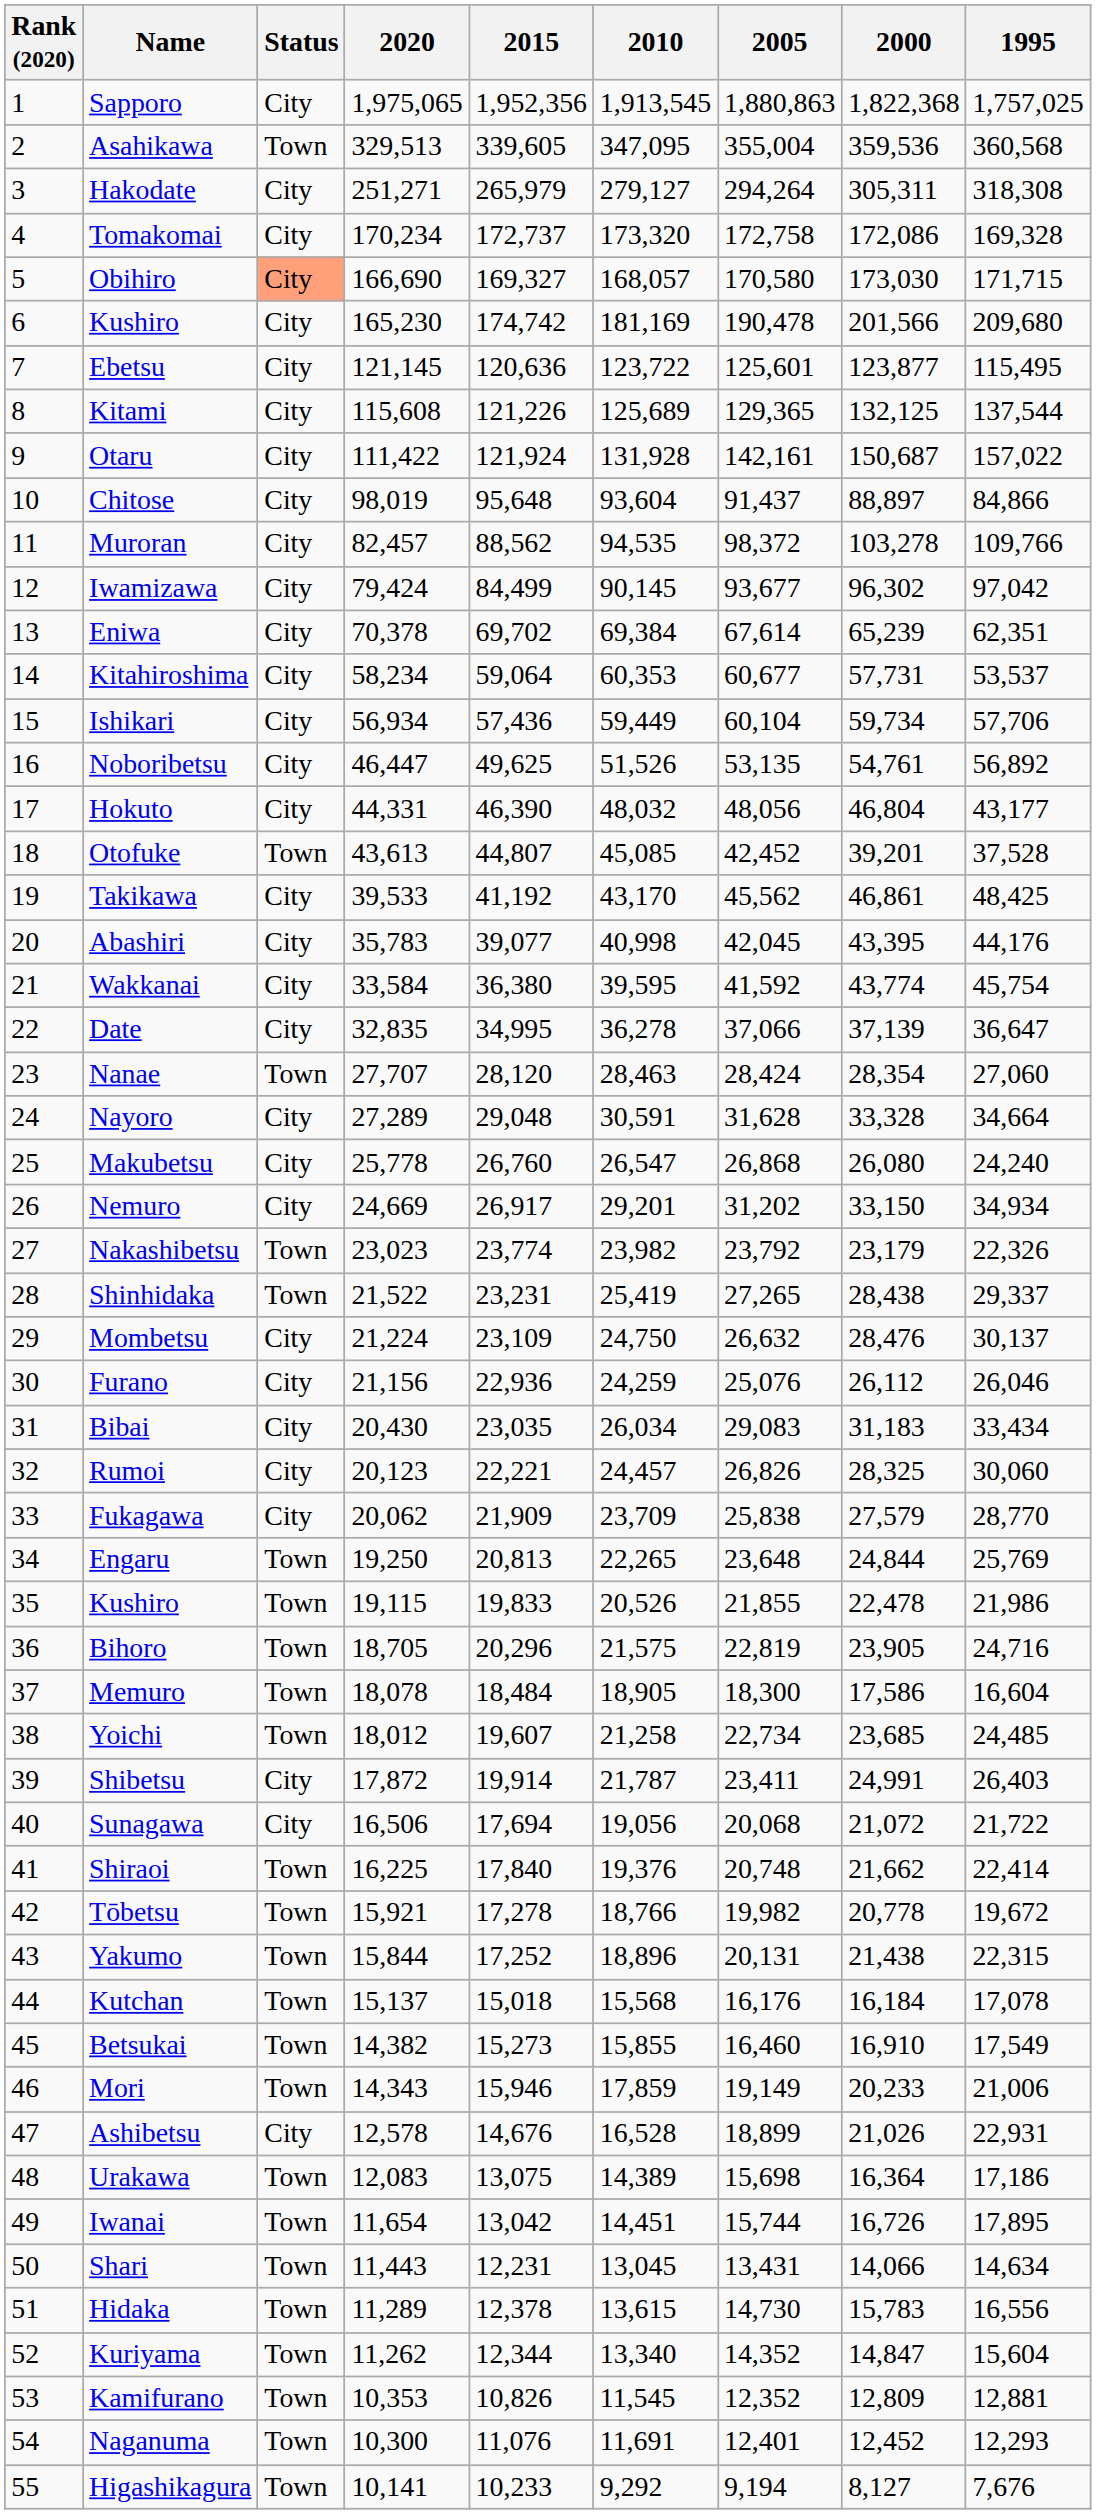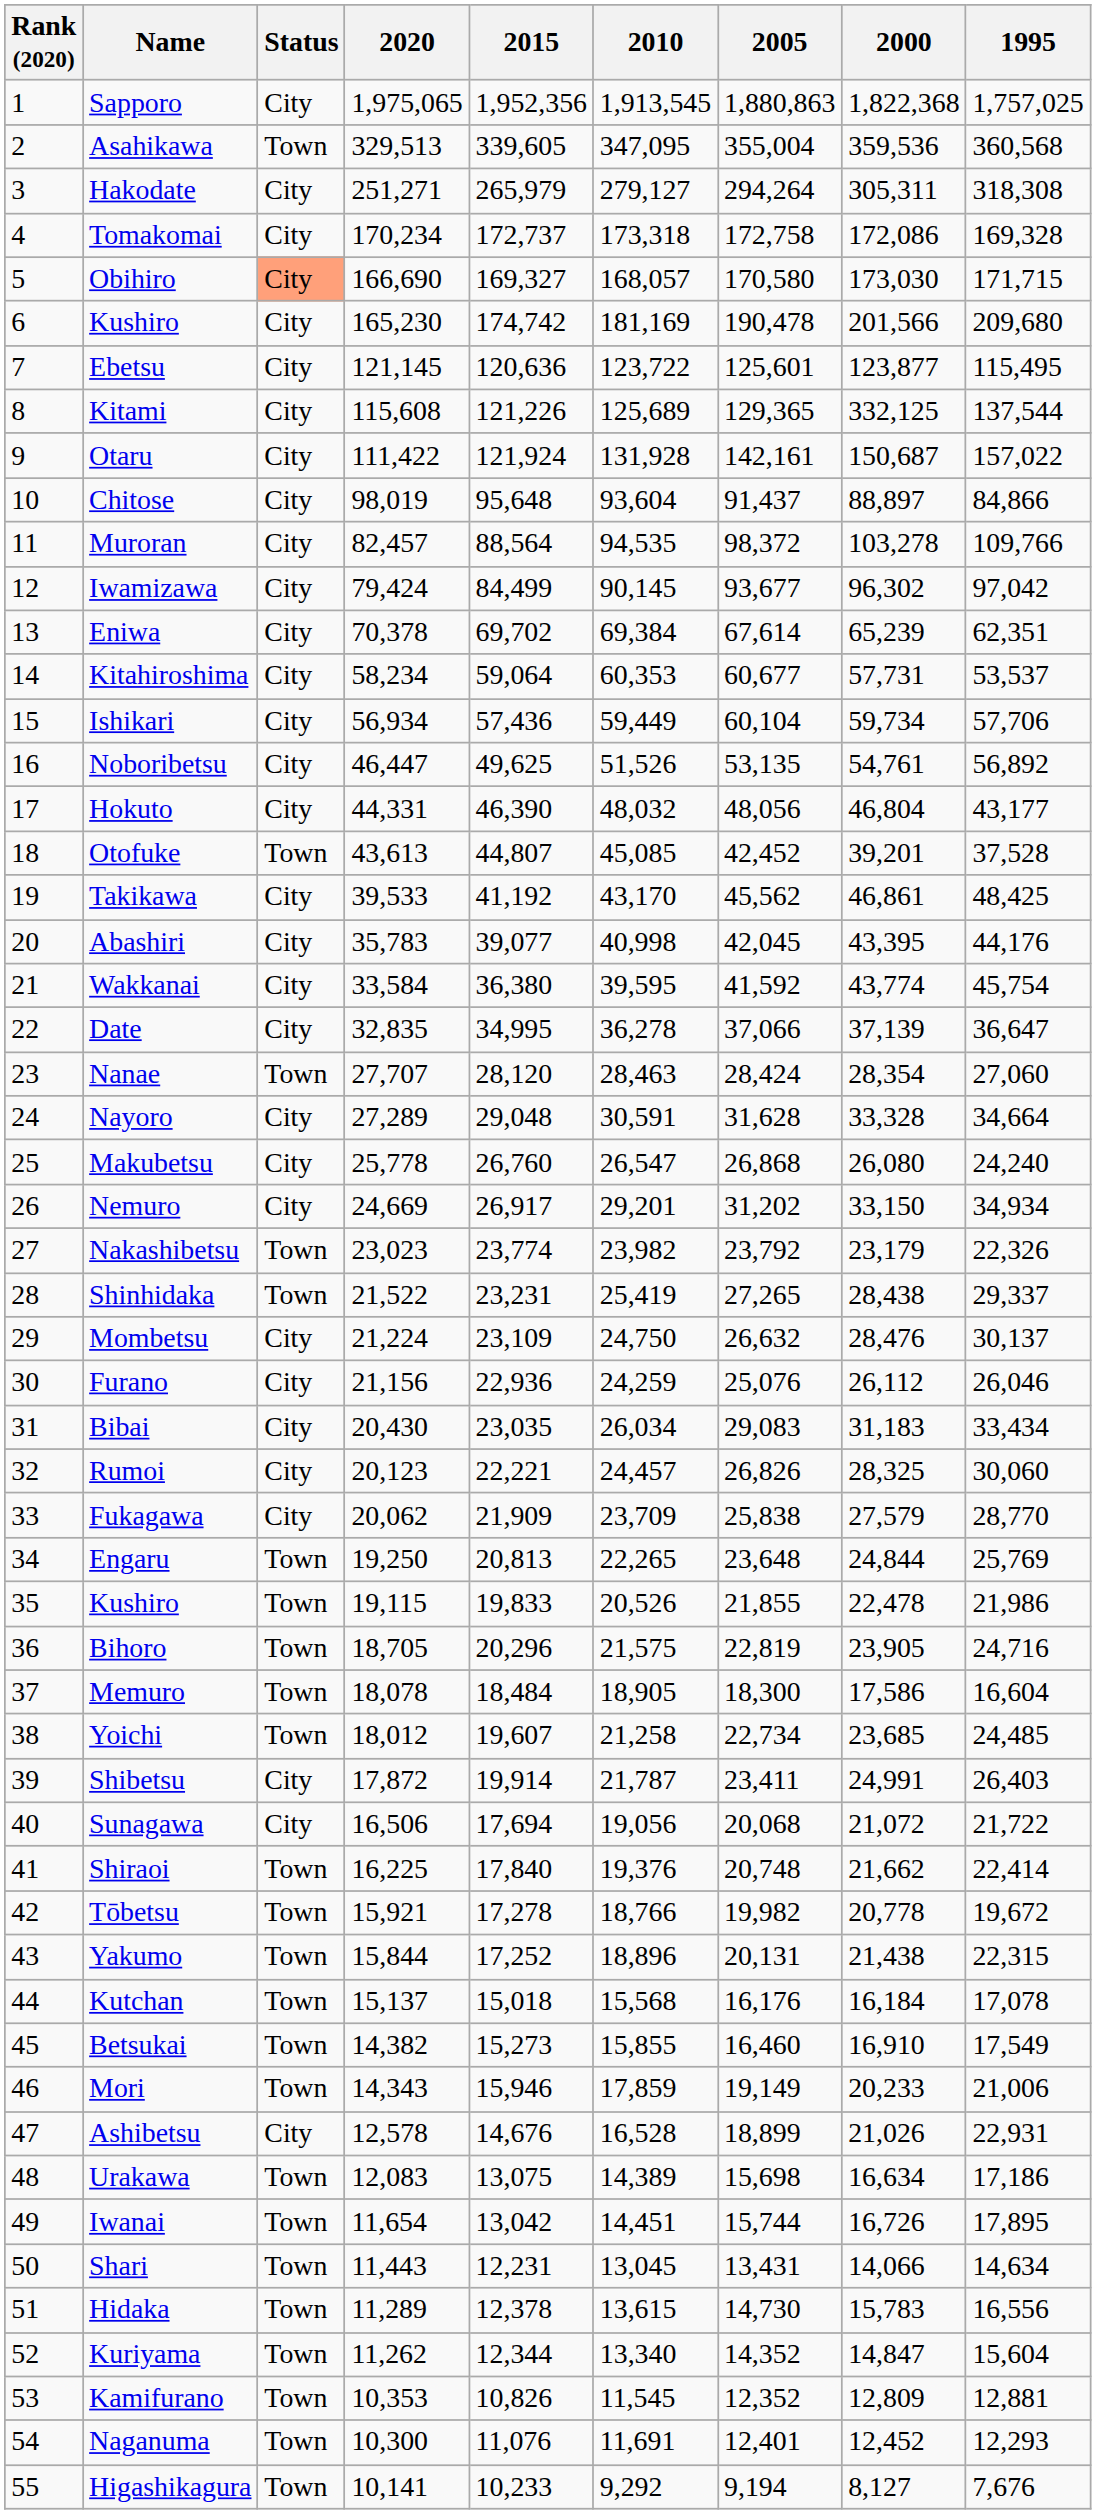(645, 234) 173,320 -> (645, 234) 173,318
(893, 411) 132,125 -> (893, 411) 332,125
(514, 543) 88,562 -> (514, 543) 88,564
(886, 2177) 16,364 -> (886, 2177) 16,634
